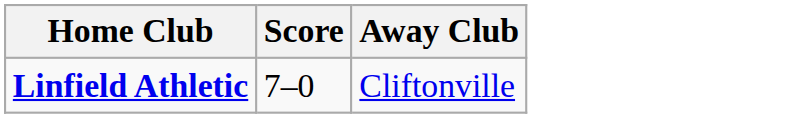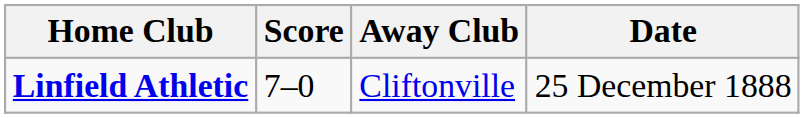+ column: (663, 31)
